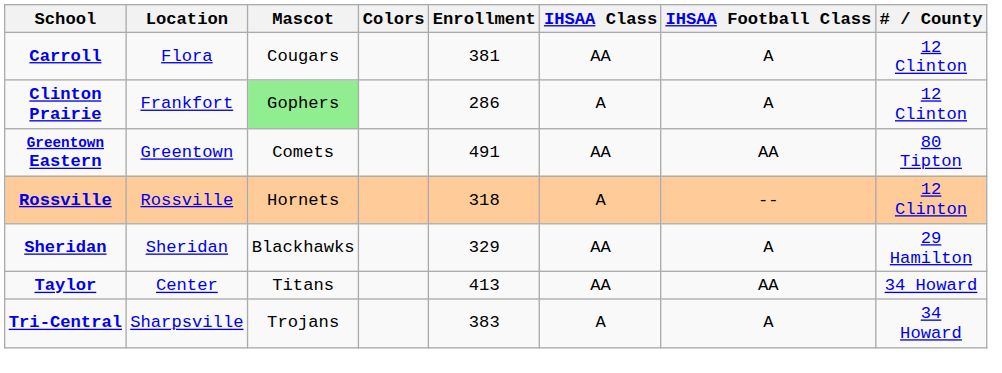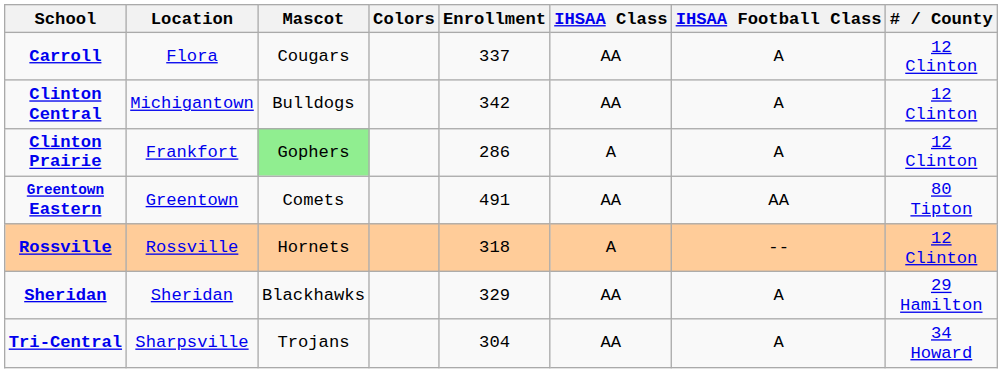(484, 57) 381 -> (495, 57) 337
+ row: (65, 104)
- row: (65, 285)
(484, 323) 383 -> (495, 343) 304
(601, 323) A -> (611, 343) AA
